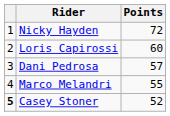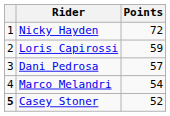(157, 49) 60 -> (157, 49) 59
(157, 85) 55 -> (157, 85) 54
